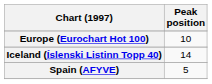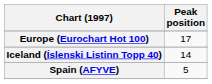(186, 39) 10 -> (186, 39) 17
